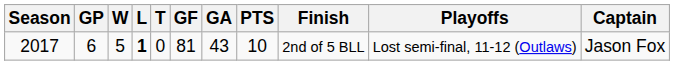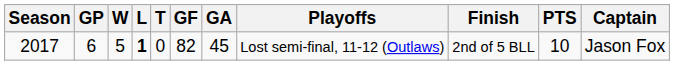columns swapped: (257, 18) <-> (475, 18)
(186, 45) 81 -> (186, 45) 82
(219, 45) 43 -> (219, 45) 45
